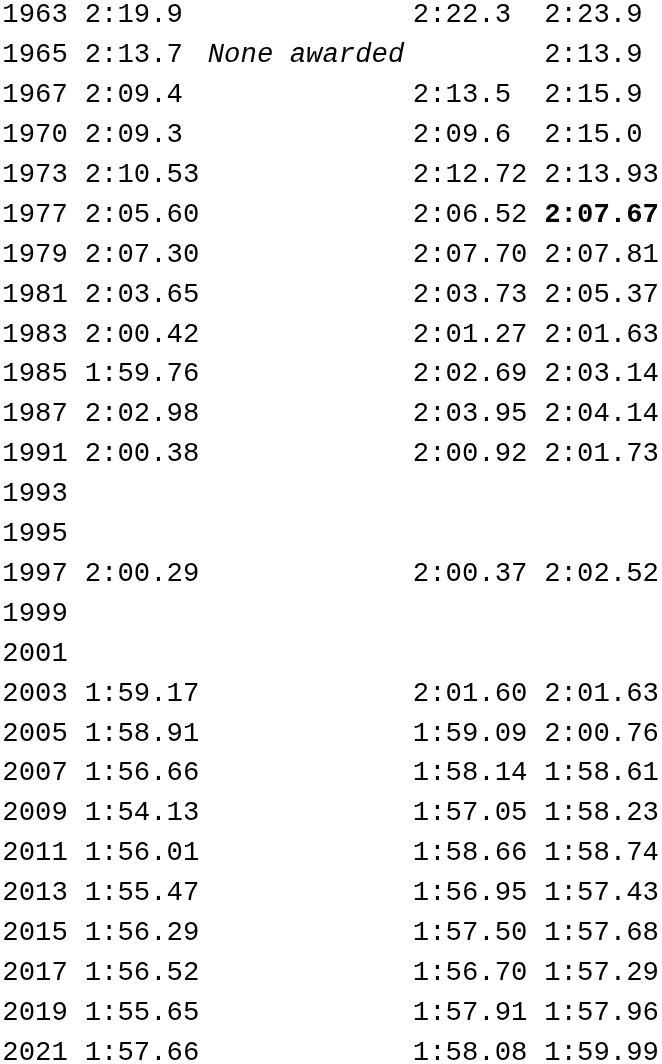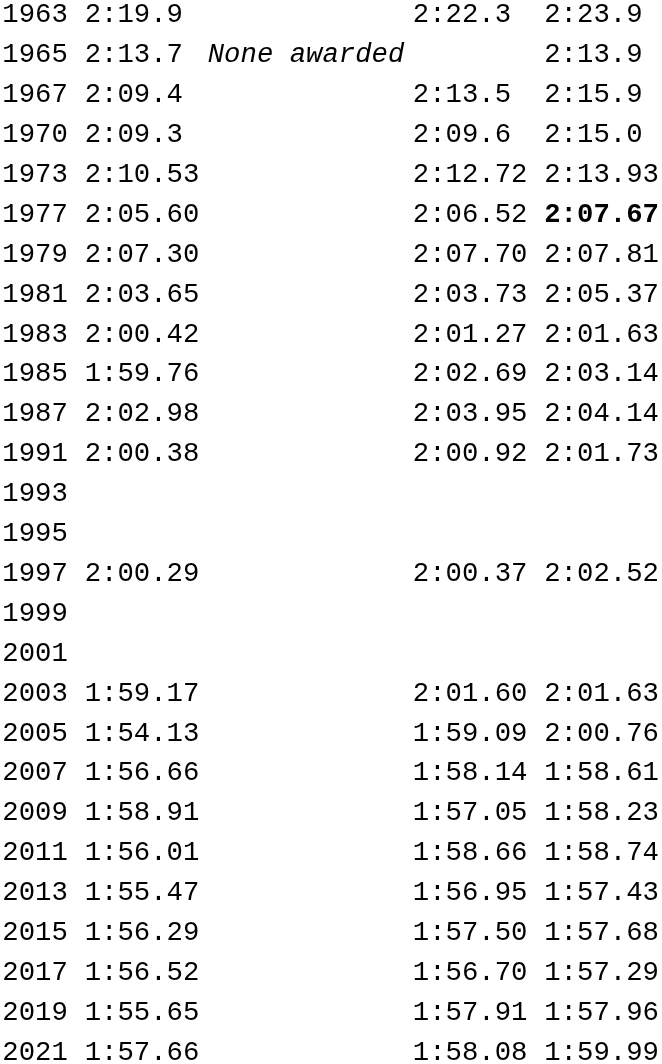(142, 733) 1:58.91 -> (142, 733) 1:54.13
(142, 813) 1:54.13 -> (142, 813) 1:58.91
